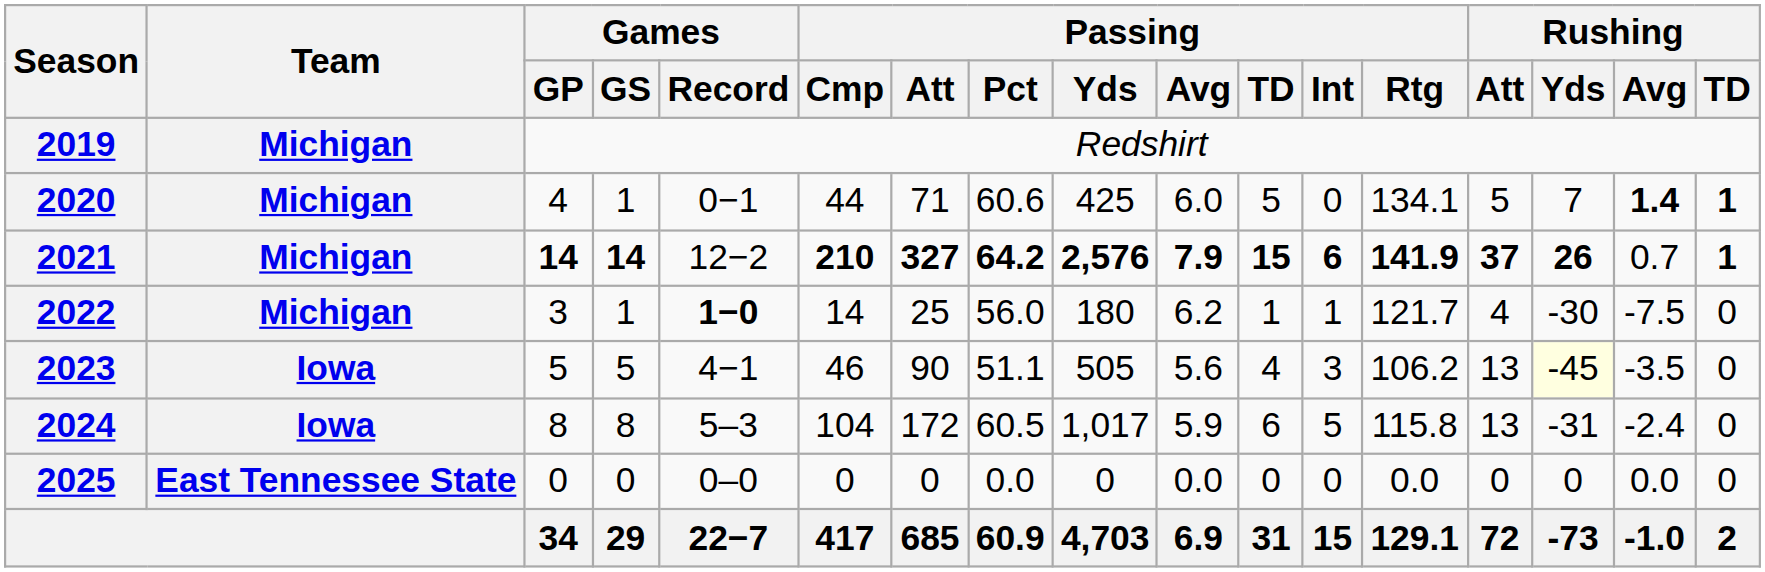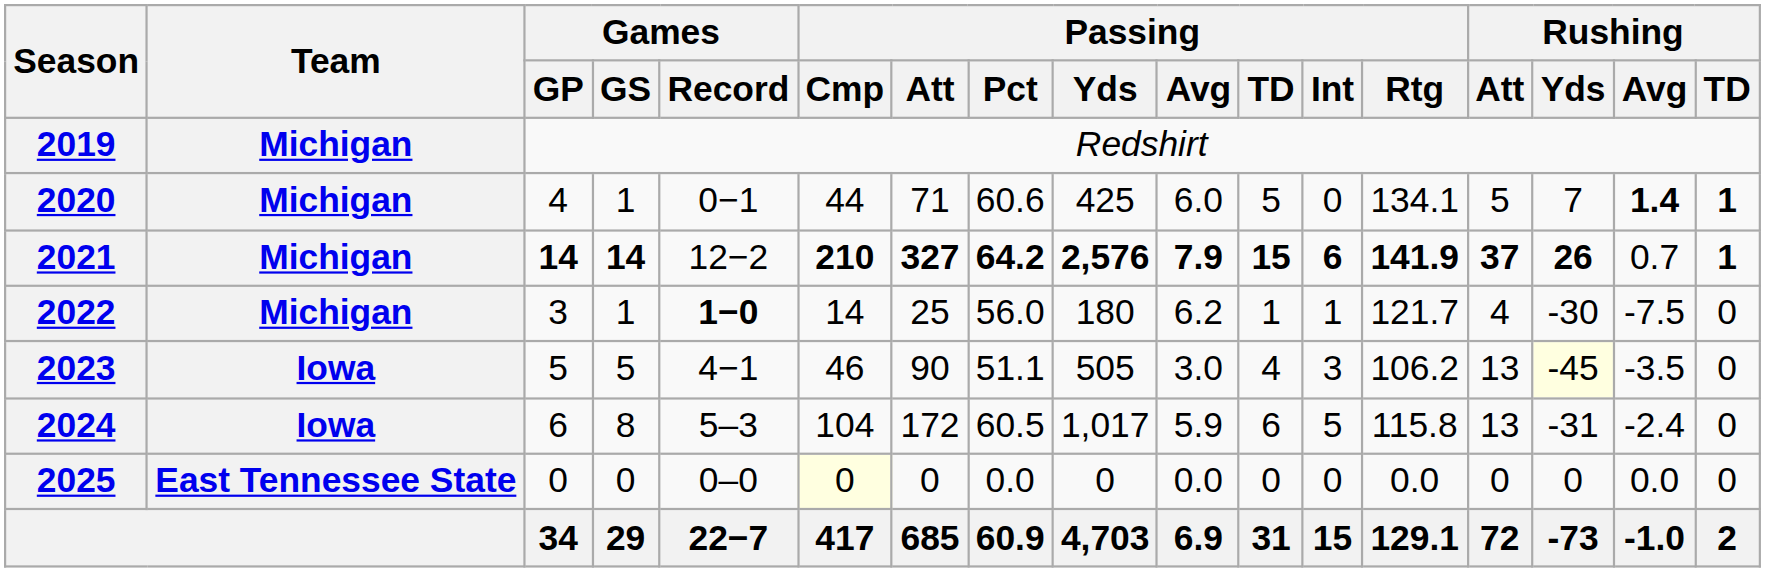(1198, 369) 5.6 -> (1198, 369) 3.0
(558, 425) 8 -> (558, 425) 6
(845, 481) no background -> (845, 481) lightyellow background
